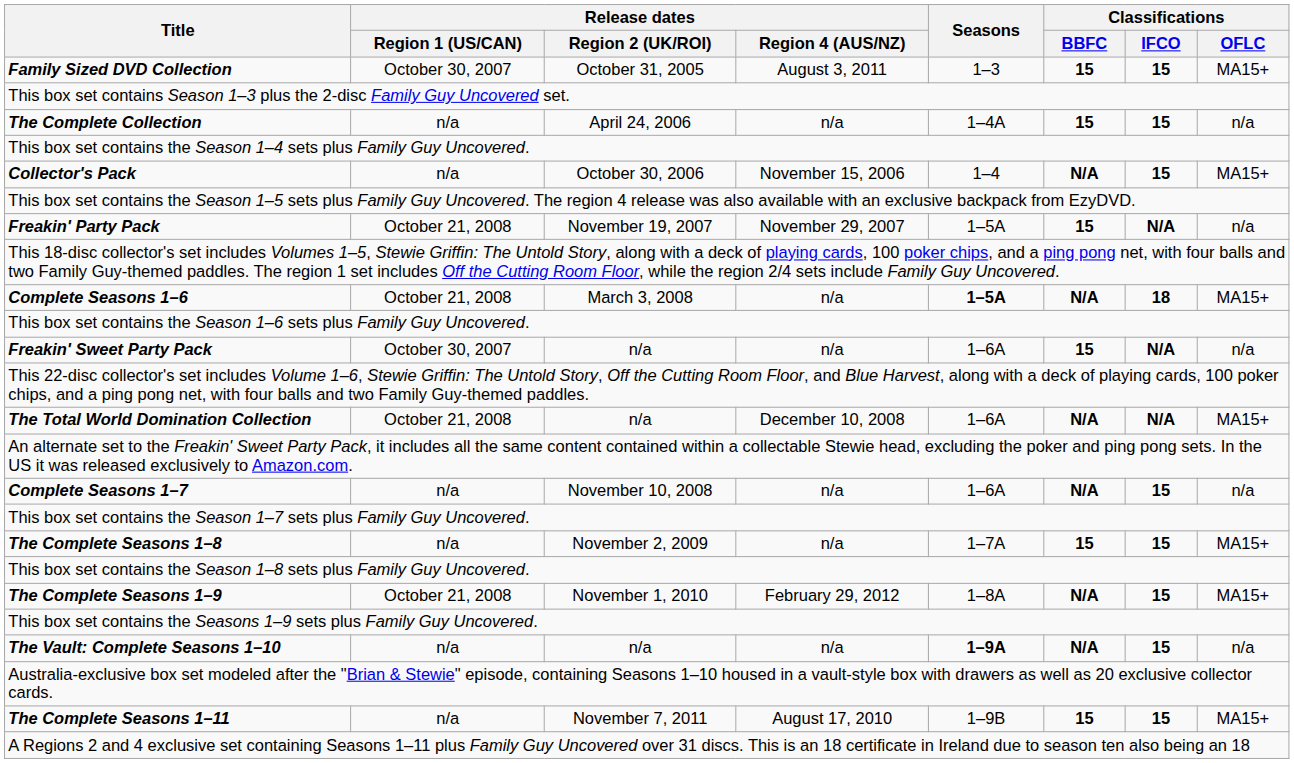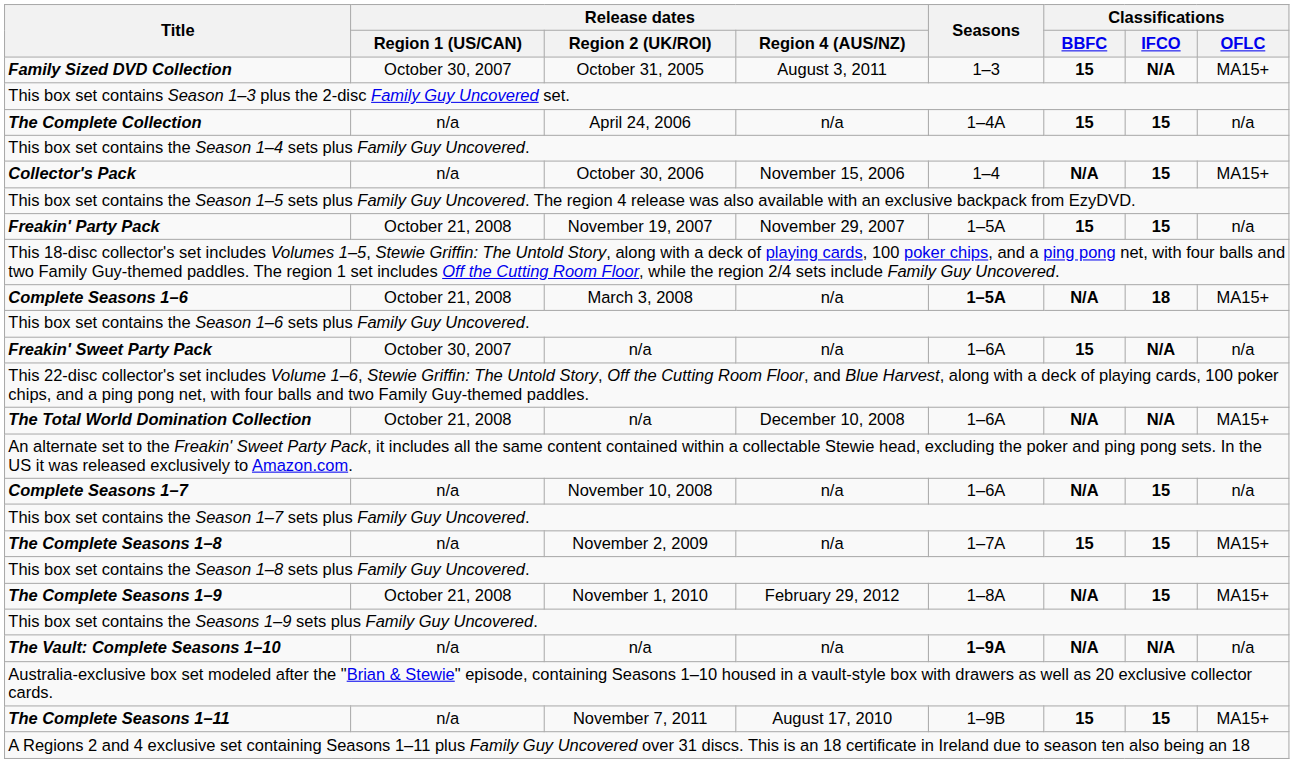(1161, 69) 15 -> (1161, 69) N/A
(1161, 226) N/A -> (1161, 226) 15
(1161, 648) 15 -> (1161, 648) N/A
